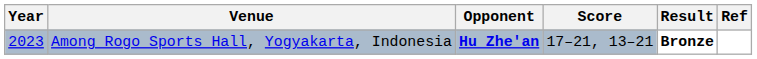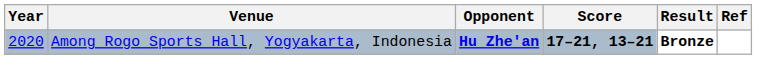(26, 42) 2023 -> (26, 42) 2020
(600, 42) normal -> (600, 42) bold
